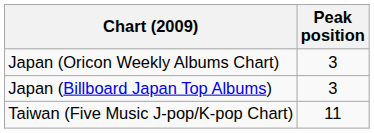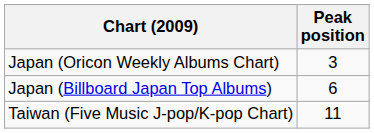(333, 88) 3 -> (333, 88) 6
